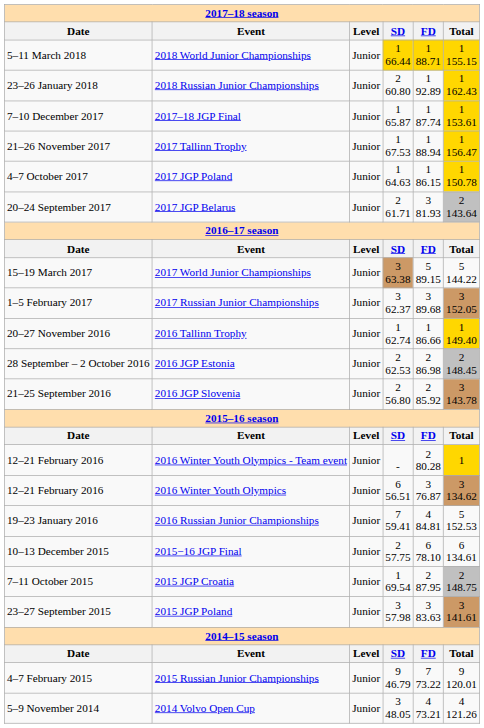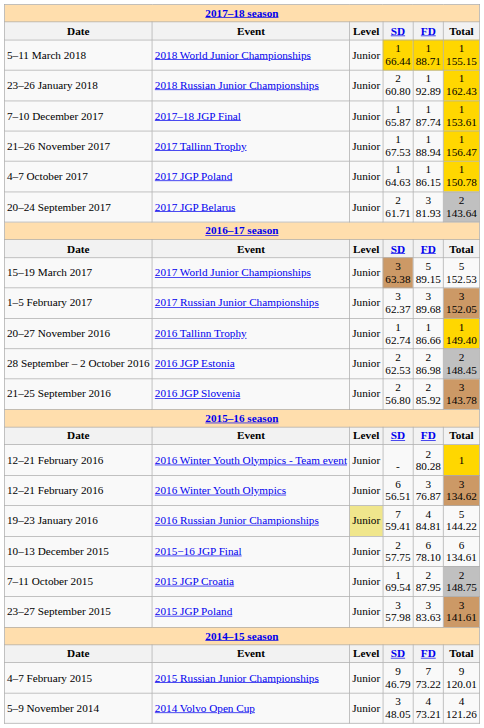(461, 272) 5 144.22 -> (461, 272) 5 152.53
(366, 520) no background -> (366, 520) khaki background
(461, 520) 5 152.53 -> (461, 520) 5 144.22
